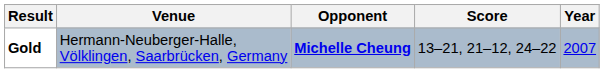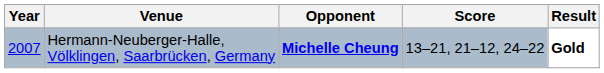columns swapped: (580, 17) <-> (30, 17)
